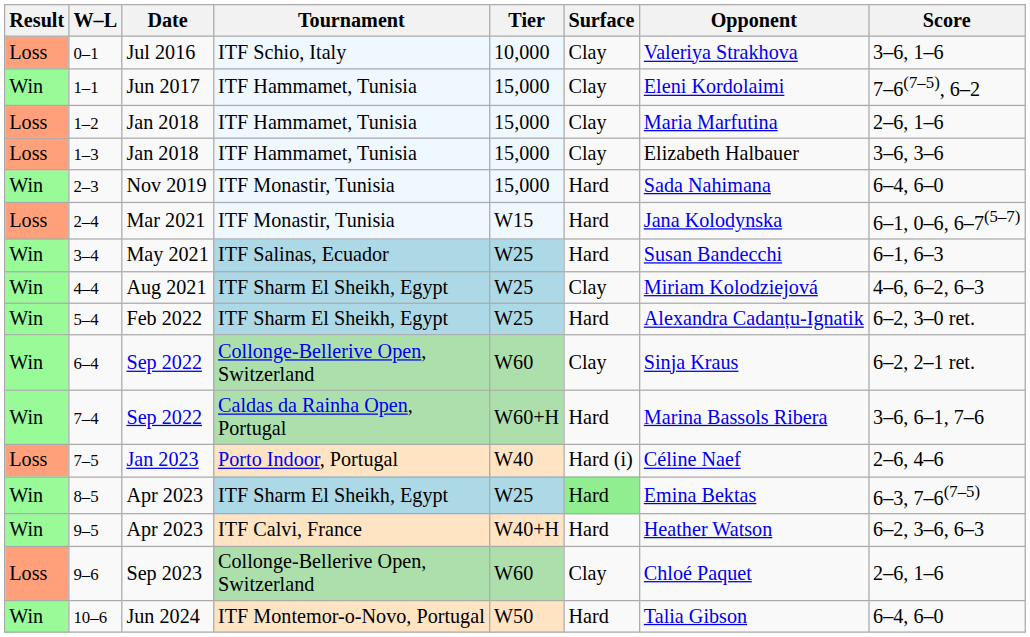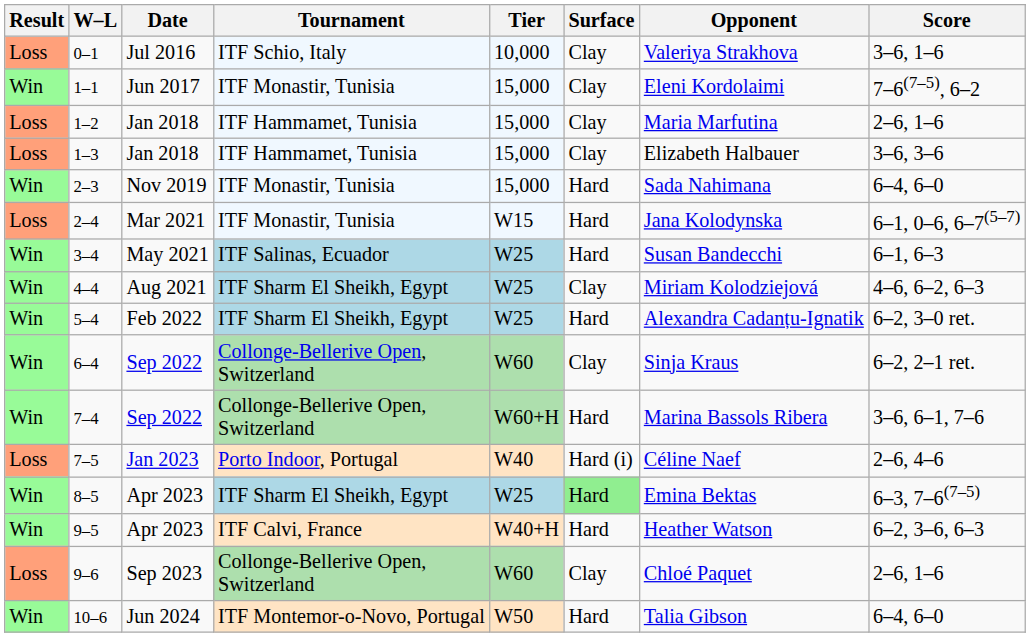(317, 87) ITF Hammamet, Tunisia -> (306, 87) ITF Monastir, Tunisia
(315, 417) Caldas da Rainha Open, Portugal -> (322, 417) Collonge-Bellerive Open, Switzerland
